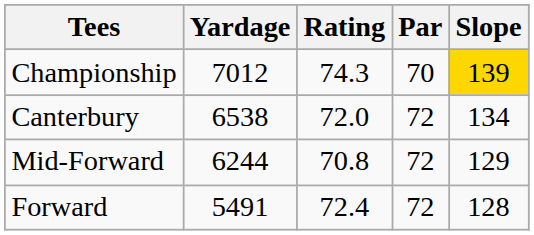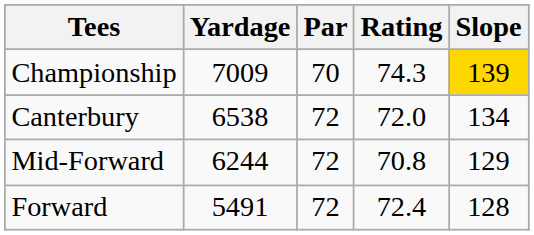columns swapped: (420, 26) <-> (344, 26)
(240, 71) 7012 -> (240, 71) 7009
